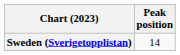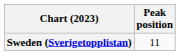(155, 42) 14 -> (155, 42) 11
